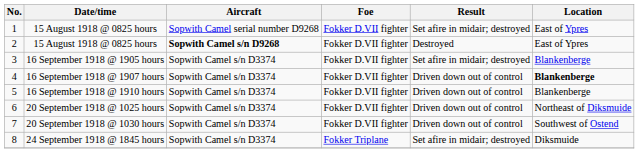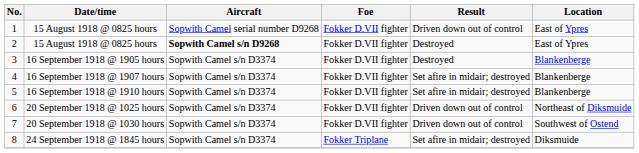(471, 28) Set afire in midair; destroyed -> (468, 28) Driven down out of control
(471, 60) Set afire in midair; destroyed -> (433, 60) Destroyed
(468, 76) Driven down out of control -> (471, 76) Set afire in midair; destroyed
(565, 76) bold -> (562, 76) normal
(468, 92) Driven down out of control -> (471, 92) Set afire in midair; destroyed
